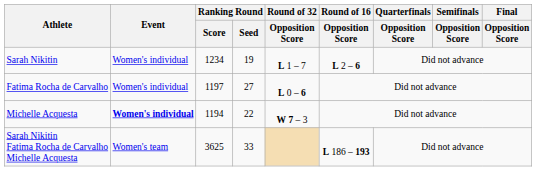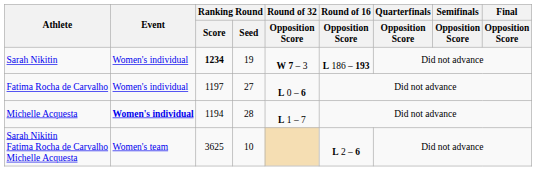(214, 60) normal -> (214, 60) bold
(292, 66) L 1 – 7 -> (292, 66) W 7 – 3
(346, 66) L 2 – 6 -> (346, 66) L 186 – 193
(249, 114) 22 -> (249, 114) 28
(292, 120) W 7 – 3 -> (292, 120) L 1 – 7
(249, 147) 33 -> (249, 147) 10
(346, 152) L 186 – 193 -> (346, 152) L 2 – 6
